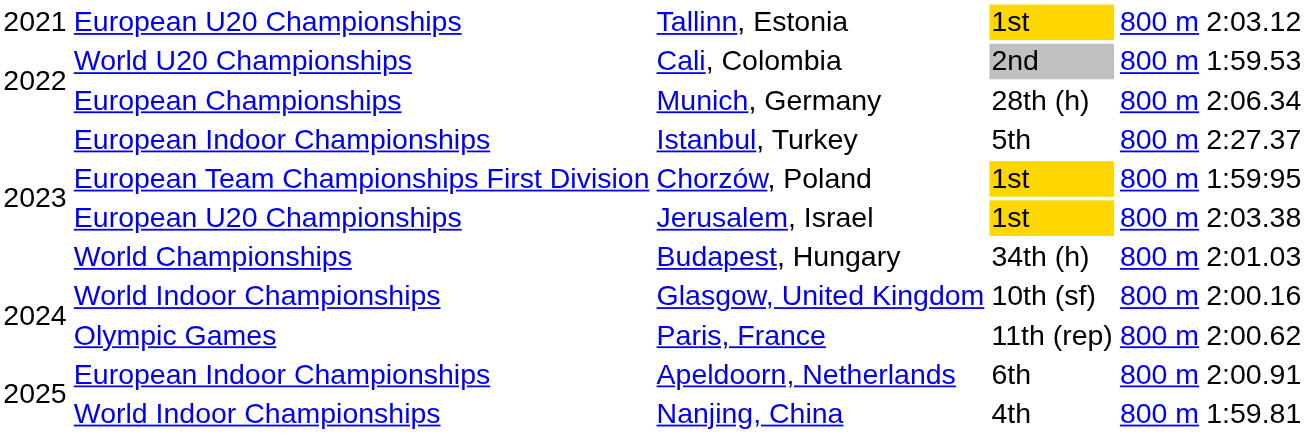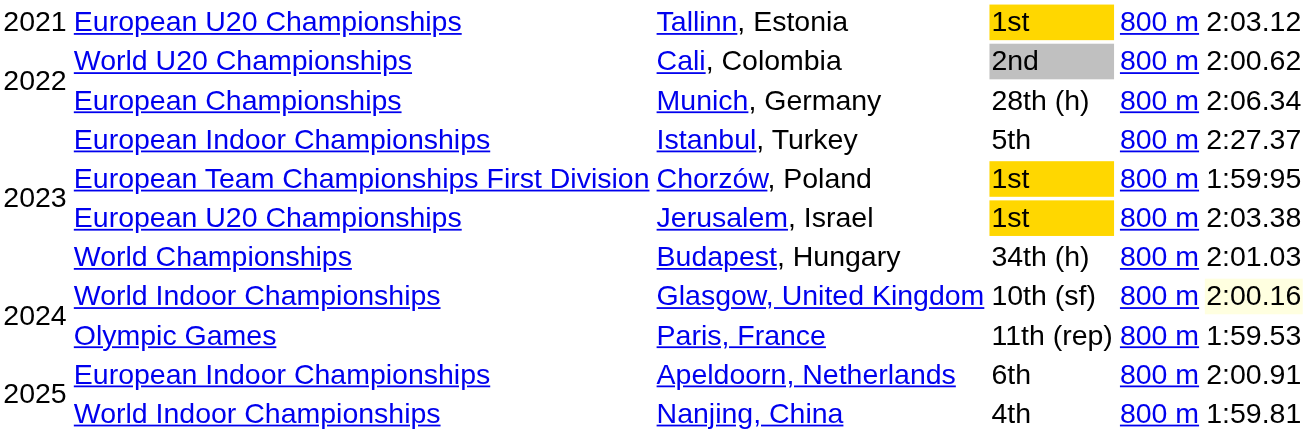(1254, 61) 1:59.53 -> (1254, 61) 2:00.62
(1254, 296) no background -> (1254, 296) lightyellow background
(1254, 335) 2:00.62 -> (1254, 335) 1:59.53
